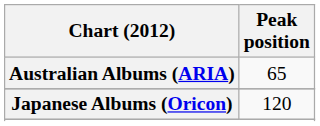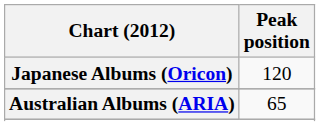rows swapped: (122, 72) <-> (122, 103)
